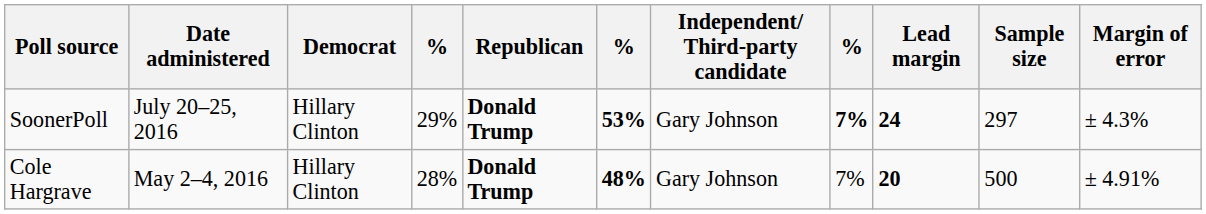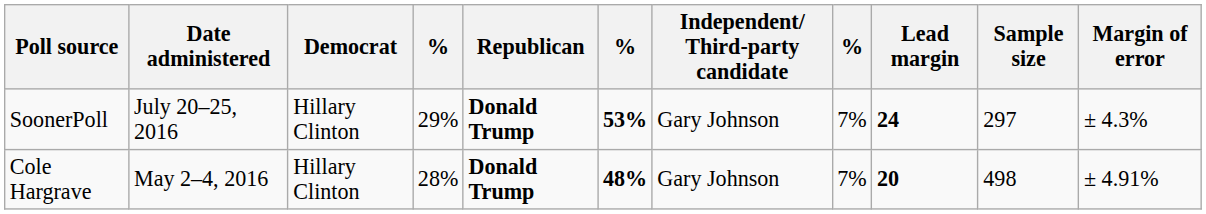(852, 119) bold -> (852, 119) normal
(1001, 178) 500 -> (1000, 178) 498
